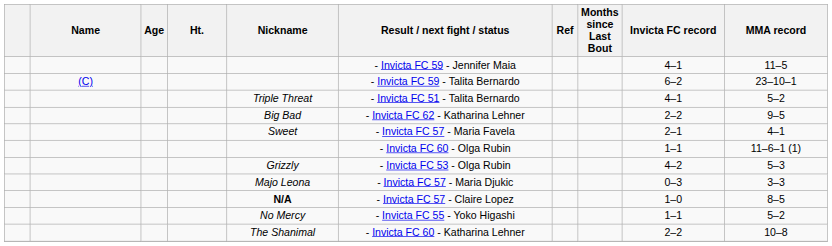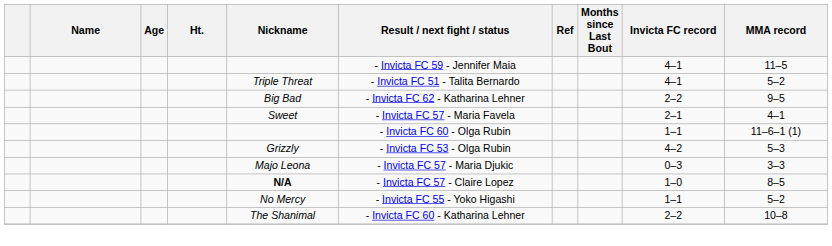- row: (17, 82)
